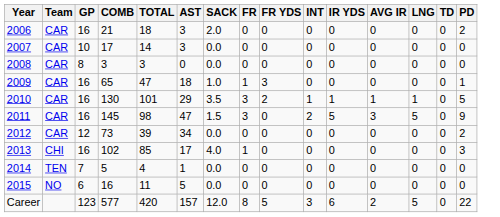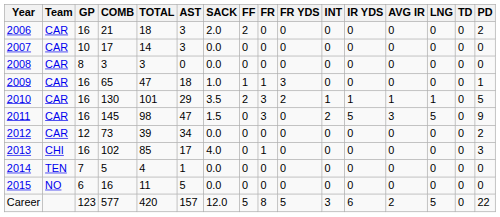+ column: (249, 13)
